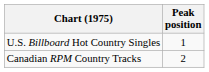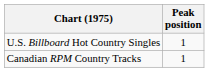(183, 59) 2 -> (183, 59) 1
